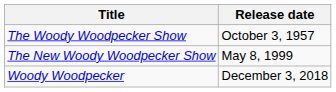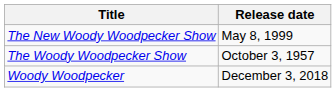rows swapped: (97, 35) <-> (111, 55)
